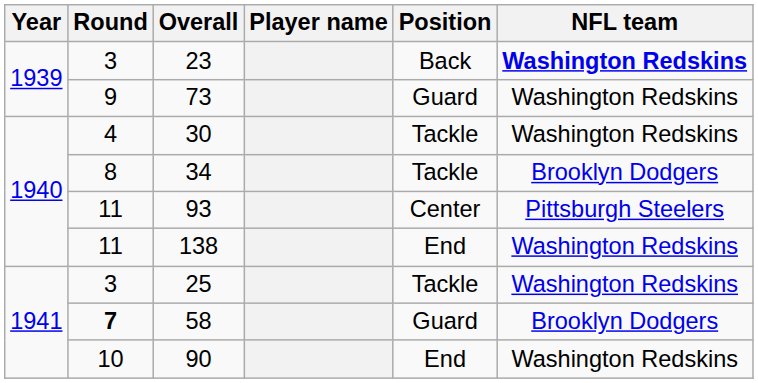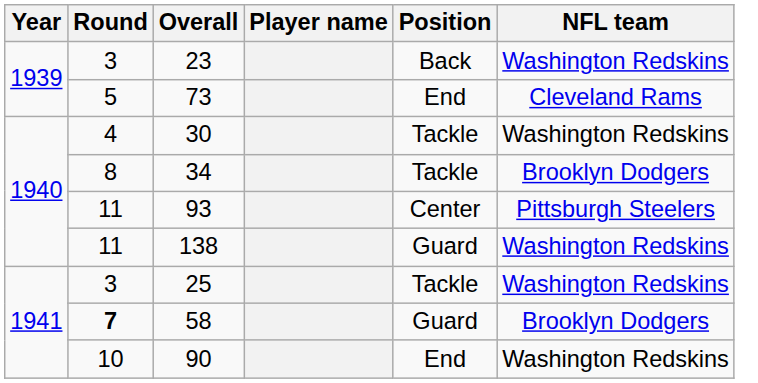(625, 60) bold -> (616, 60) normal
(111, 97) 9 -> (111, 97) 5
(445, 97) Guard -> (445, 97) End
(625, 97) Washington Redskins -> (616, 97) Cleveland Rams
(445, 246) End -> (445, 246) Guard
